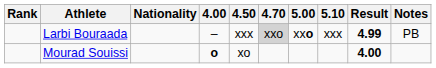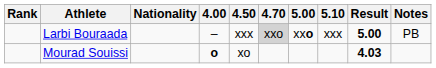(369, 33) 4.99 -> (369, 33) 5.00
(369, 53) 4.00 -> (369, 53) 4.03
